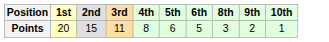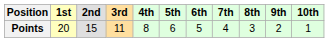+ column: (226, 12)
